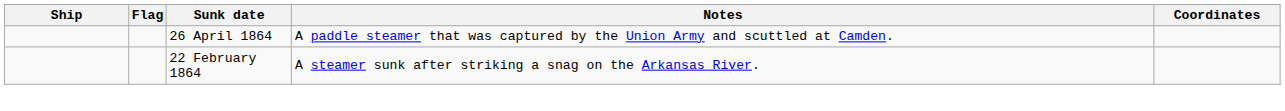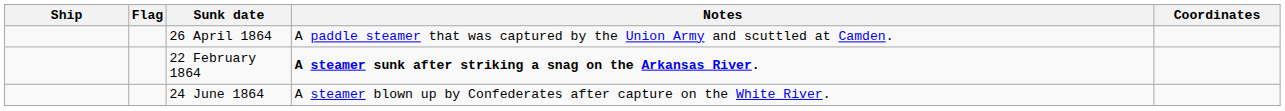(527, 66) normal -> (527, 66) bold
+ row: (217, 95)
